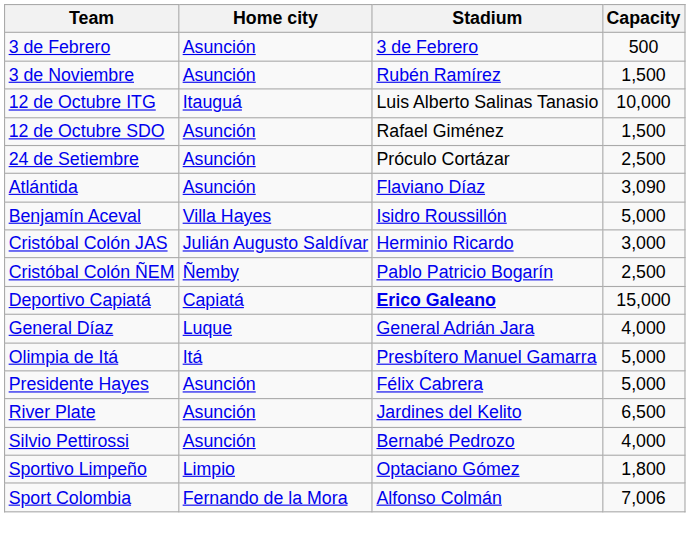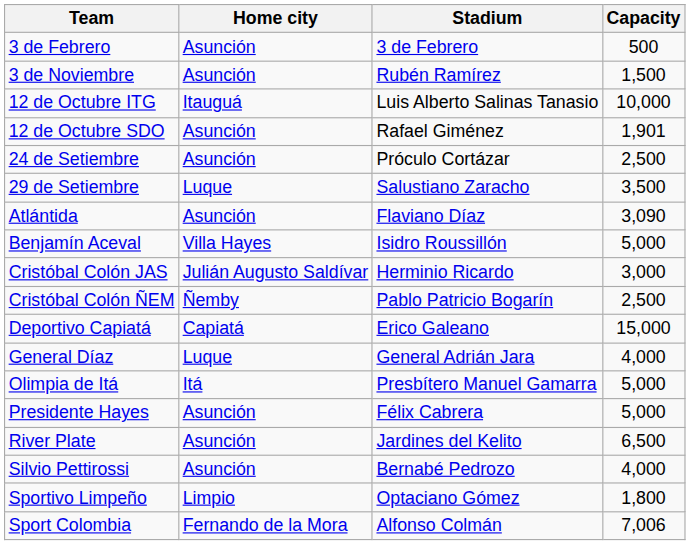(643, 131) 1,500 -> (643, 131) 1,901
+ row: (74, 187)
(436, 300) bold -> (433, 328) normal
